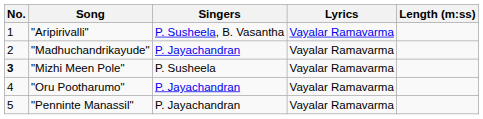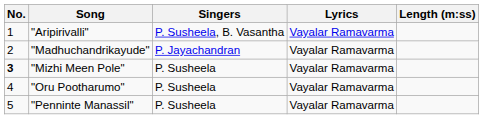(198, 87) P. Jayachandran -> (185, 87) P. Susheela
(198, 105) P. Jayachandran -> (185, 105) P. Susheela
